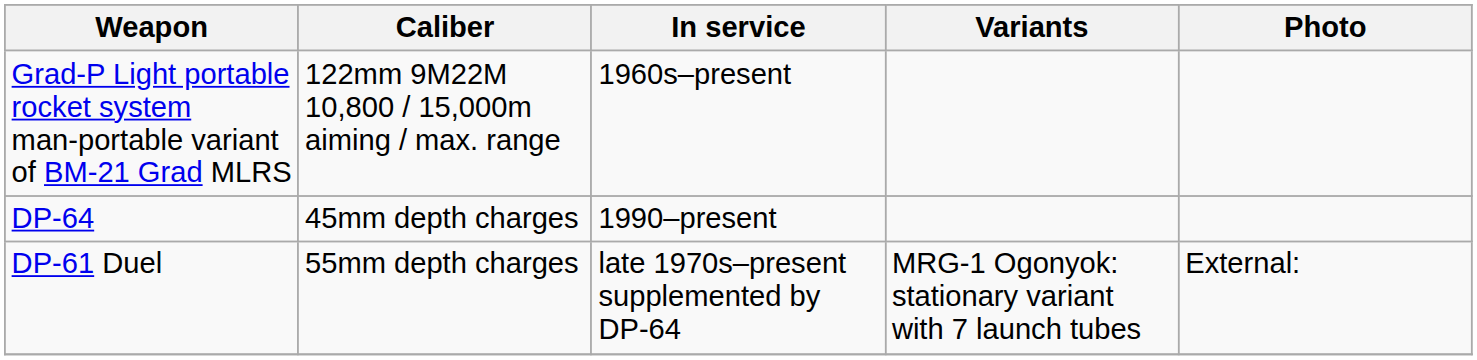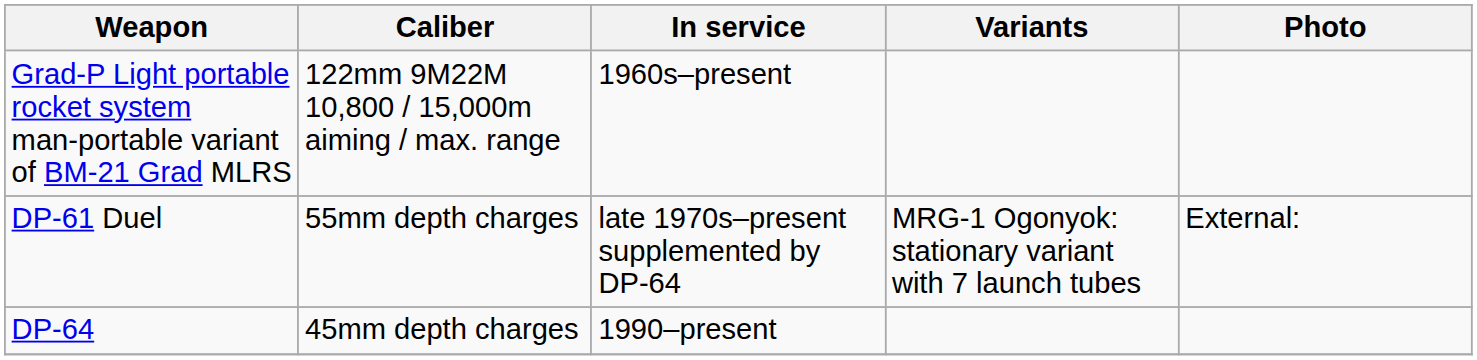rows swapped: (87, 264) <-> (53, 218)
